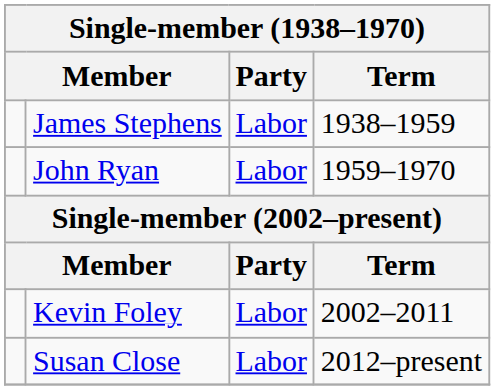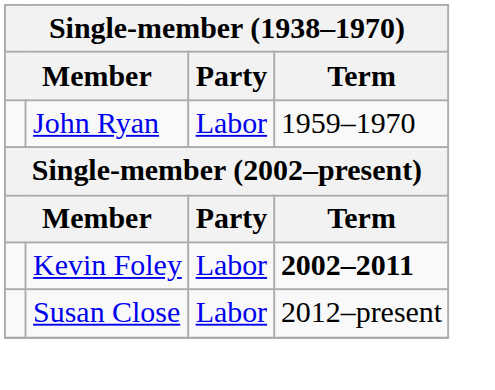- row: (127, 123)
(388, 312) normal -> (347, 265) bold
